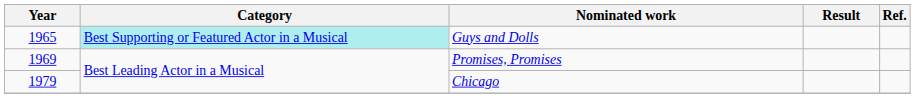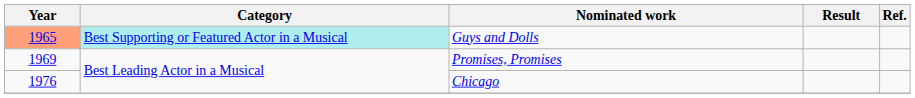(42, 37) no background -> (42, 37) lightsalmon background
(42, 81) 1979 -> (42, 81) 1976
